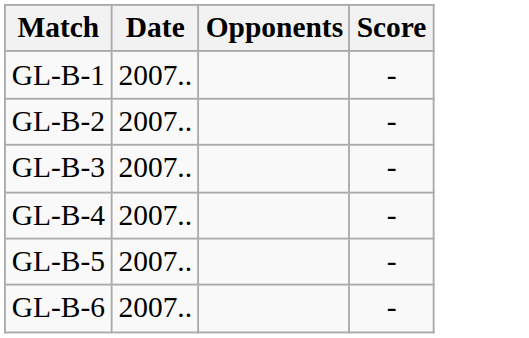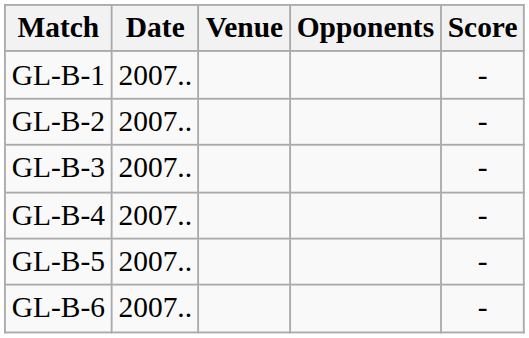+ column: (244, 27)
